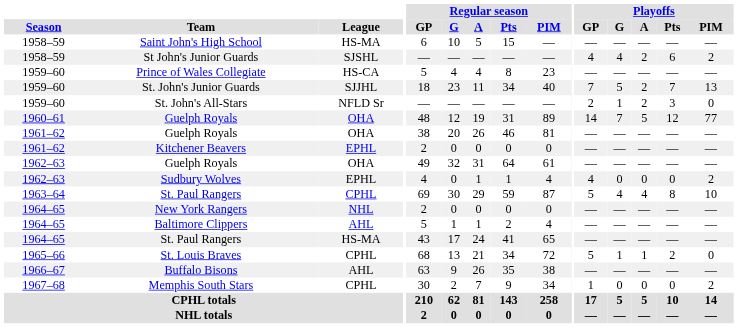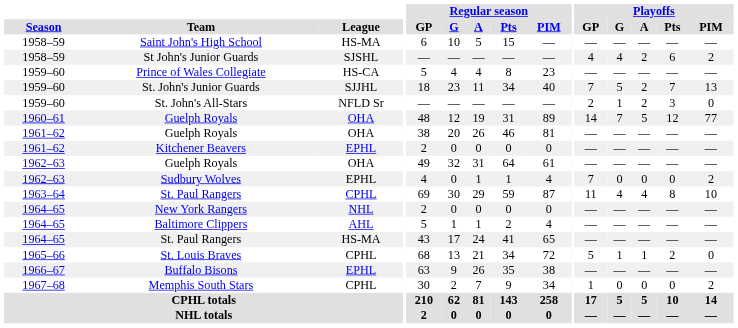(591, 178) 4 -> (591, 178) 7
(591, 194) 5 -> (591, 194) 11
(361, 270) AHL -> (361, 270) EPHL
